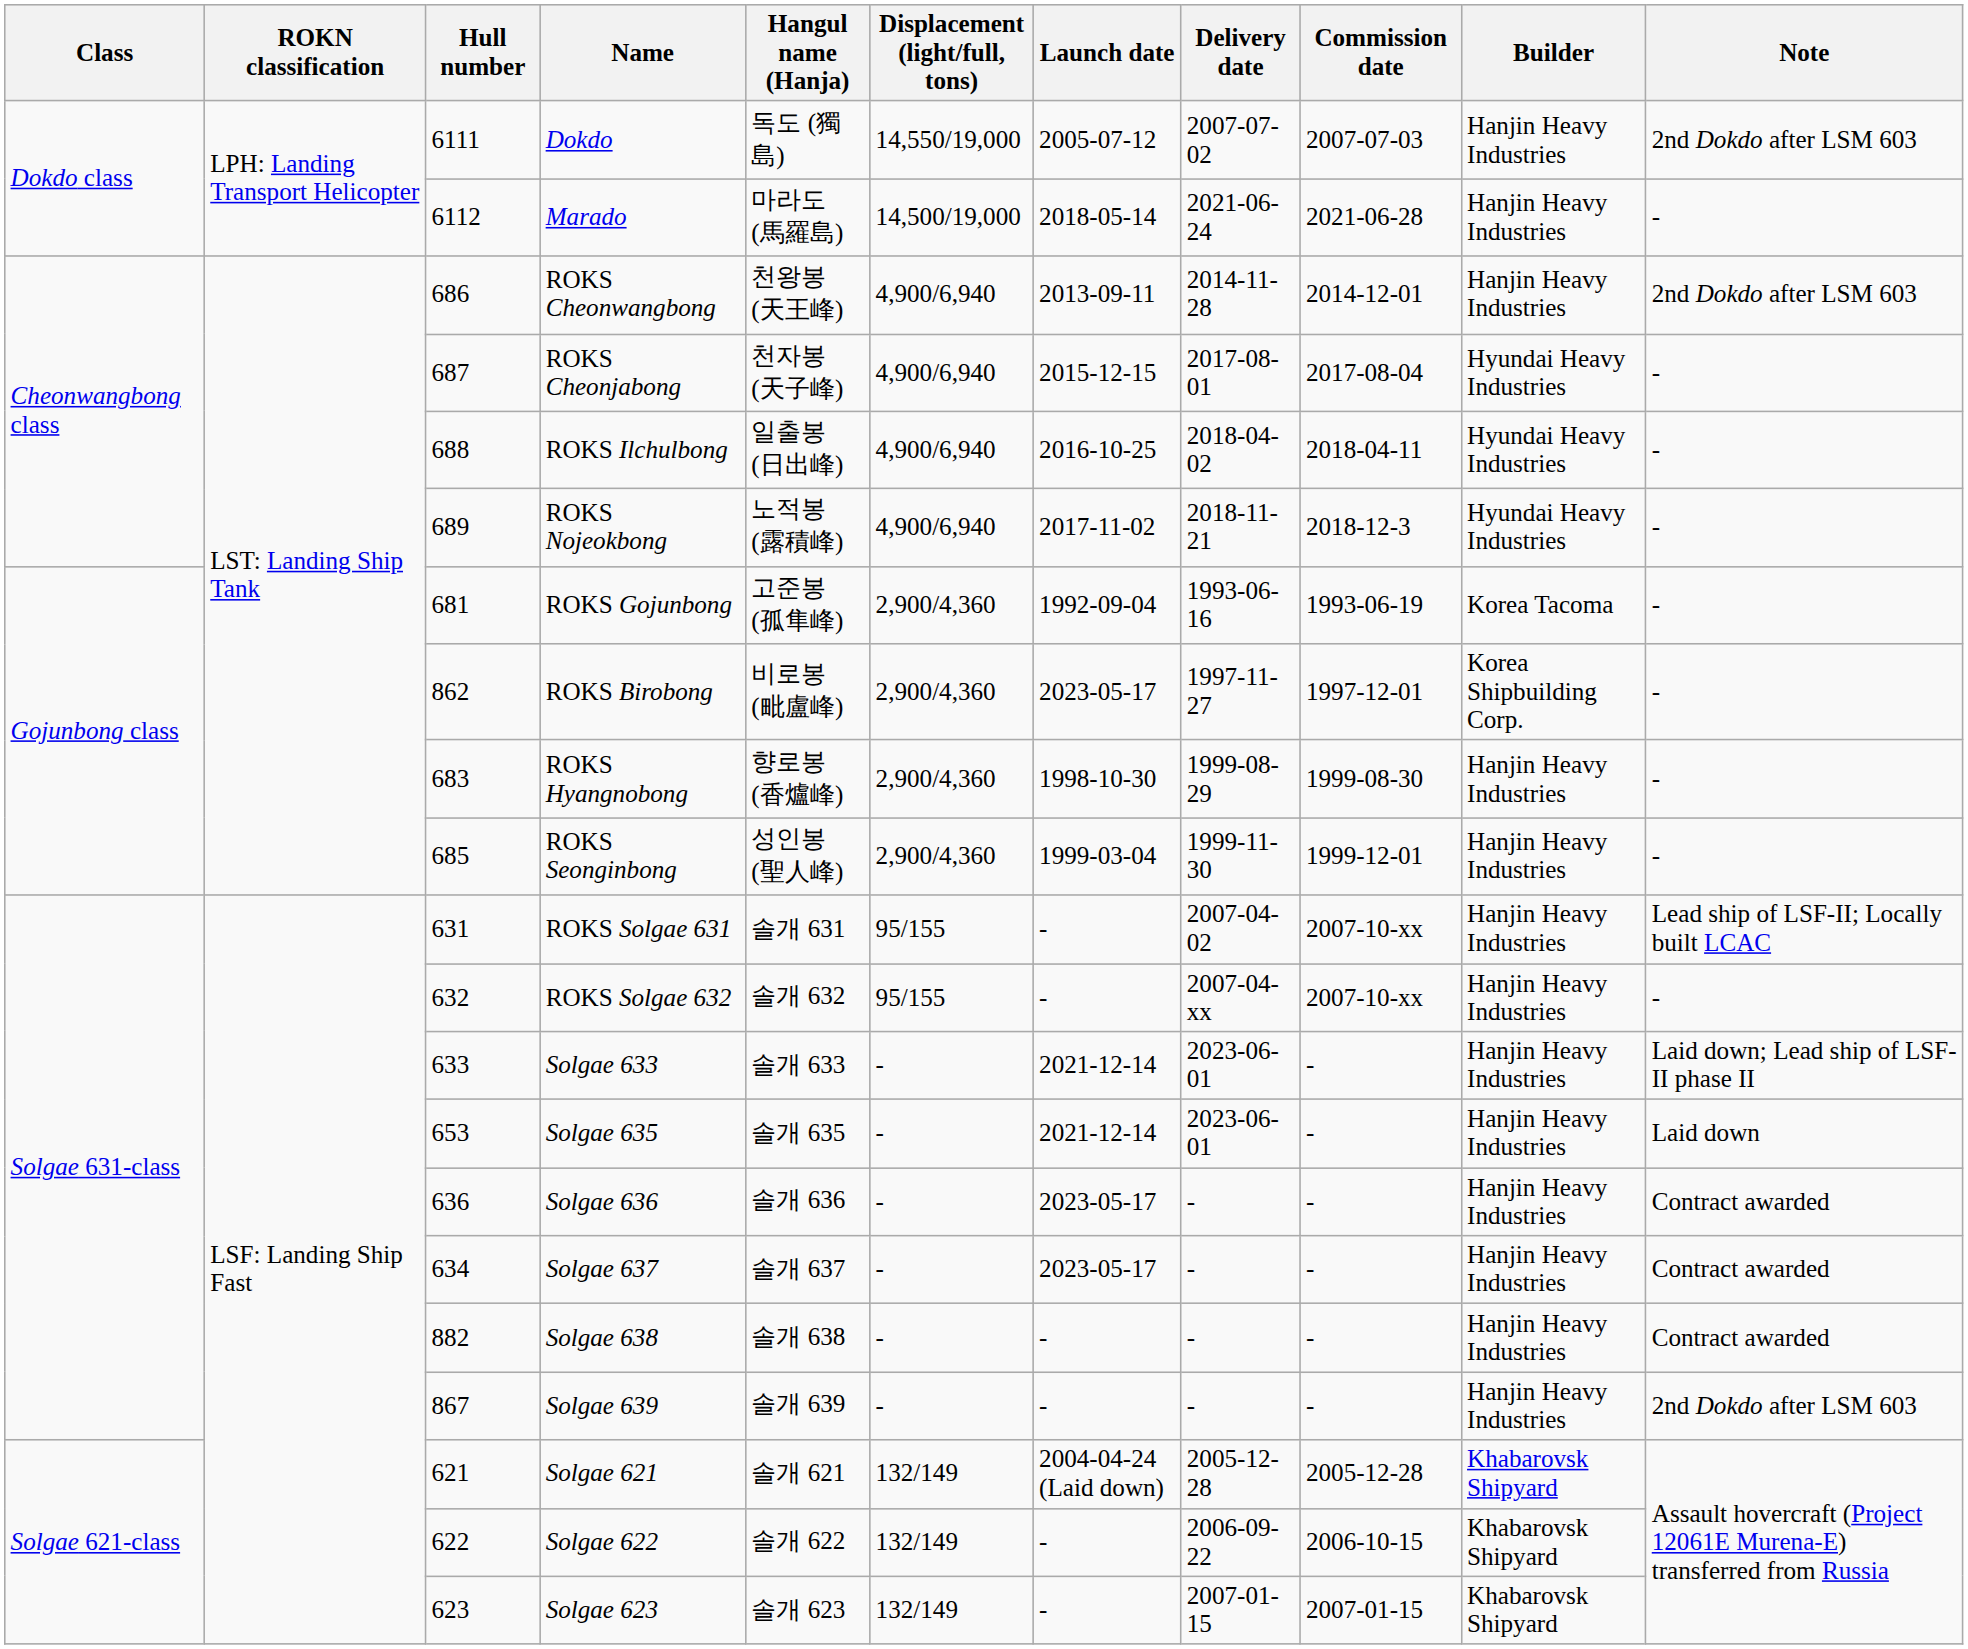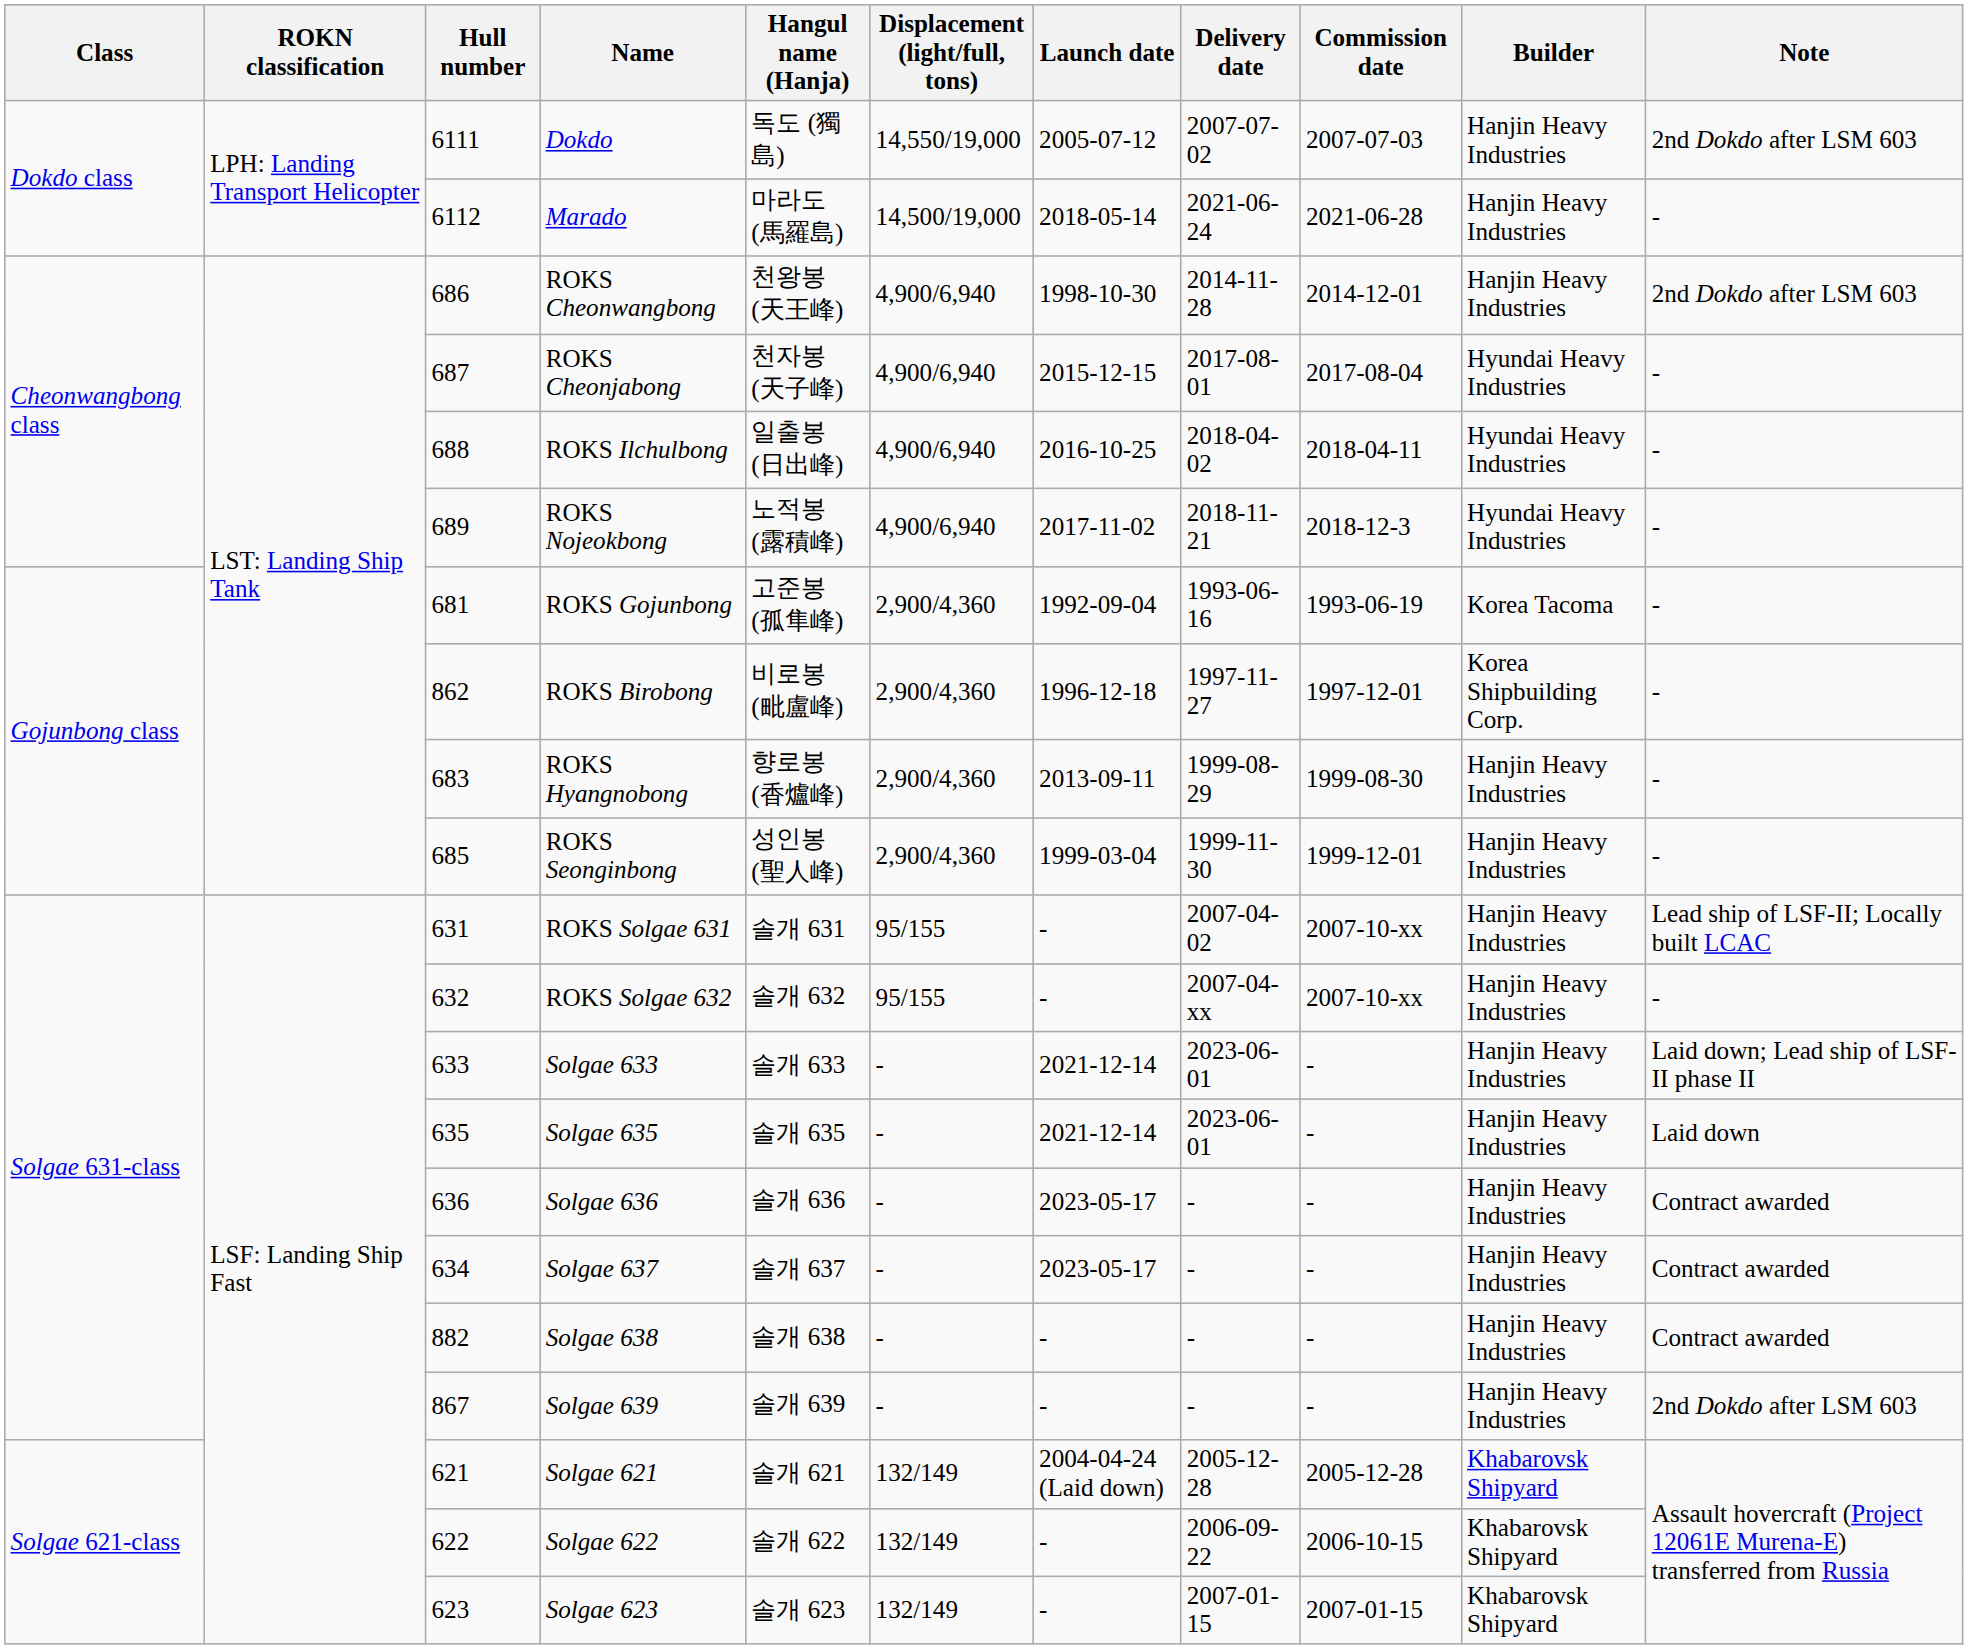(1097, 294) 2013-09-11 -> (1098, 294) 1998-10-30
(1098, 691) 2023-05-17 -> (1098, 691) 1996-12-18
(1098, 778) 1998-10-30 -> (1097, 778) 2013-09-11
(450, 1133) 653 -> (450, 1133) 635
